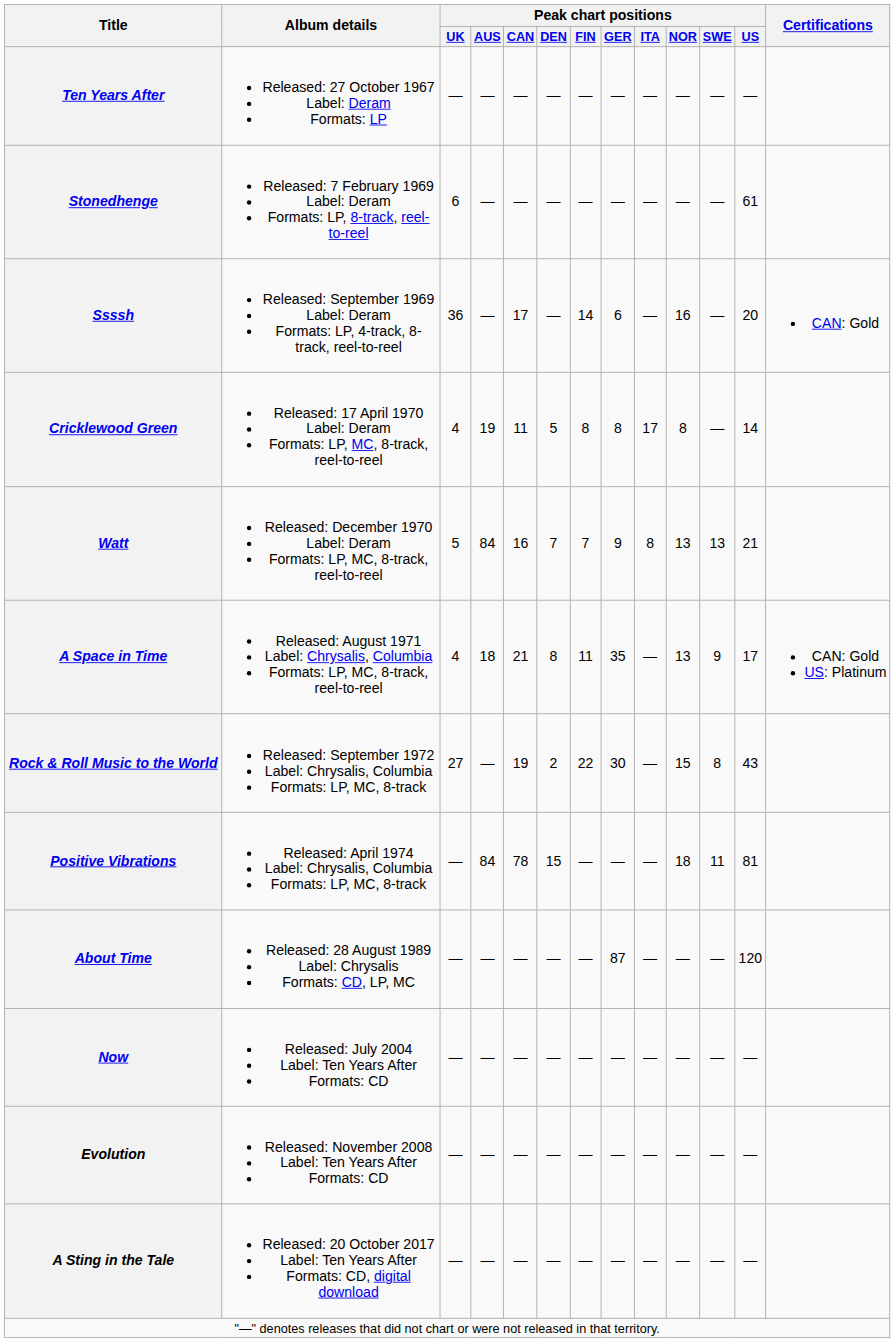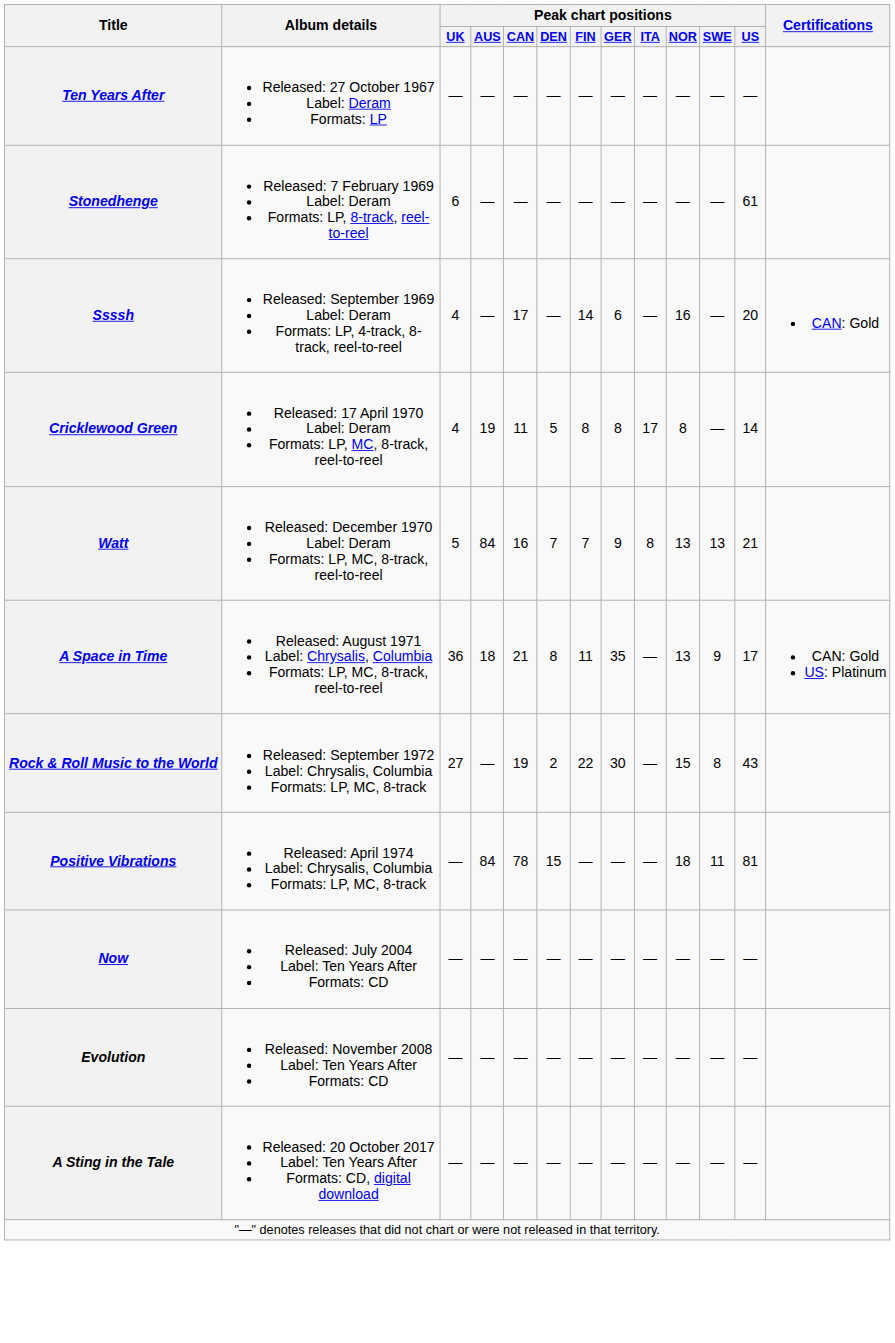(455, 315) 36 -> (455, 315) 4
(455, 657) 4 -> (455, 657) 36
- row: (113, 959)
